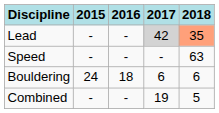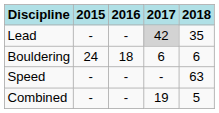(197, 35) lightsalmon background -> (197, 35) no background
rows swapped: (39, 77) <-> (26, 56)
